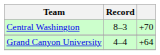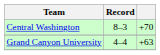(146, 42) +64 -> (146, 42) +63
